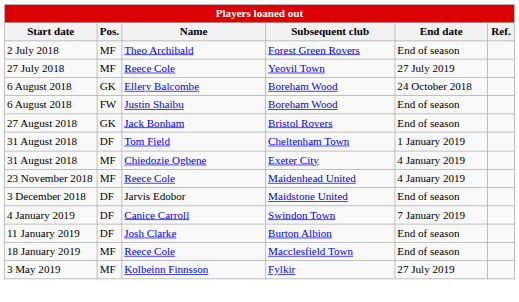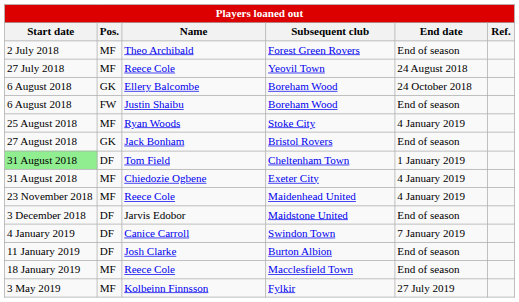(426, 68) 27 July 2019 -> (432, 68) 24 August 2018
+ row: (152, 123)
(42, 141) no background -> (42, 160) lightgreen background
